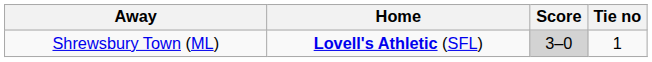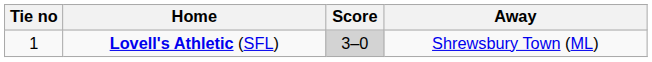columns swapped: (617, 17) <-> (136, 17)
